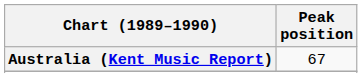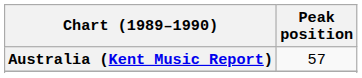(317, 59) 67 -> (317, 59) 57
